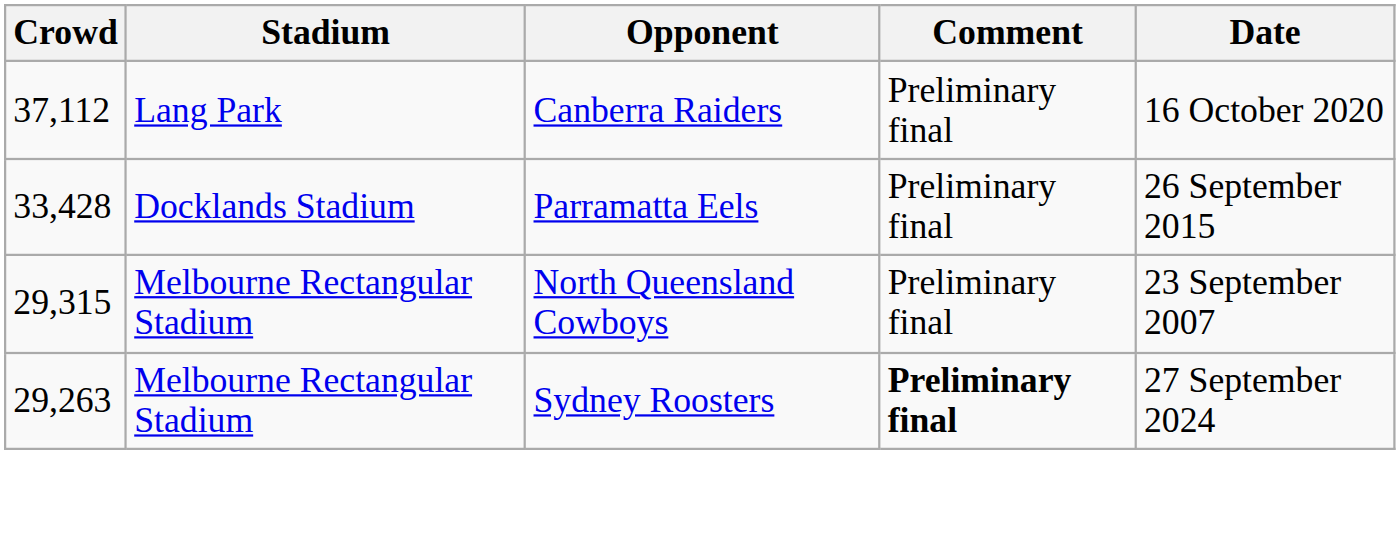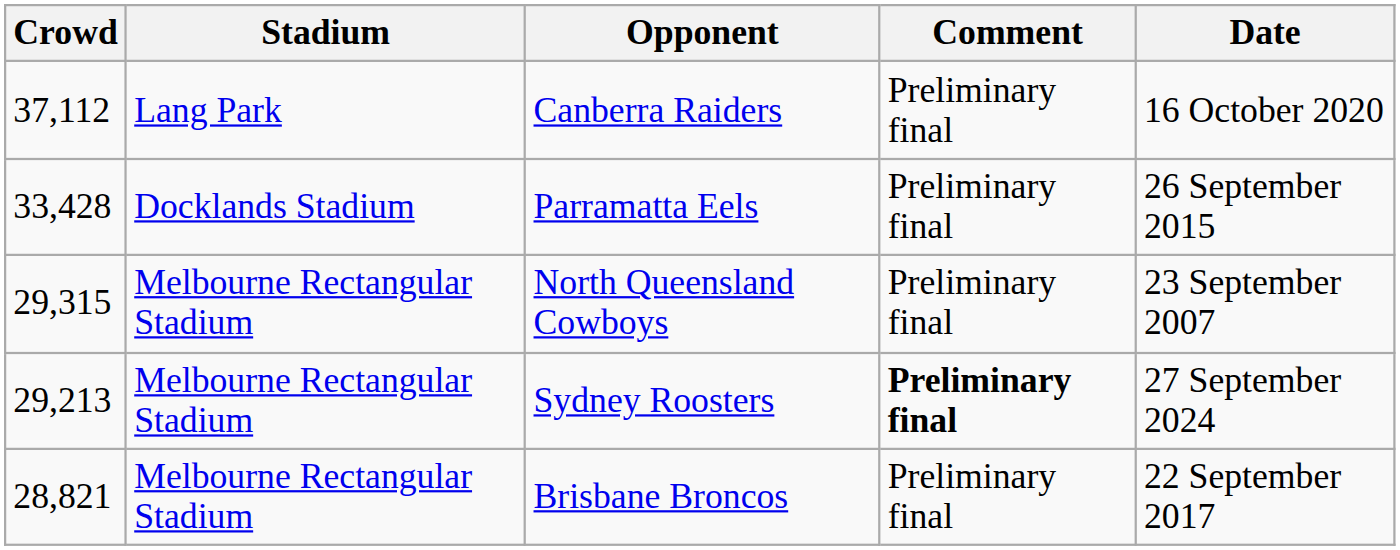(62, 399) 29,263 -> (62, 399) 29,213
+ row: (661, 496)
